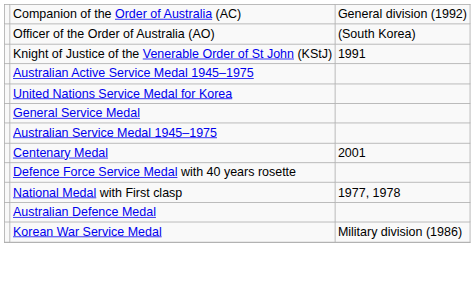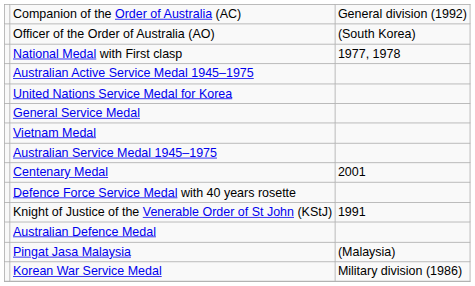rows swapped: (173, 53) <-> (98, 192)
+ row: (55, 133)
+ row: (72, 251)
